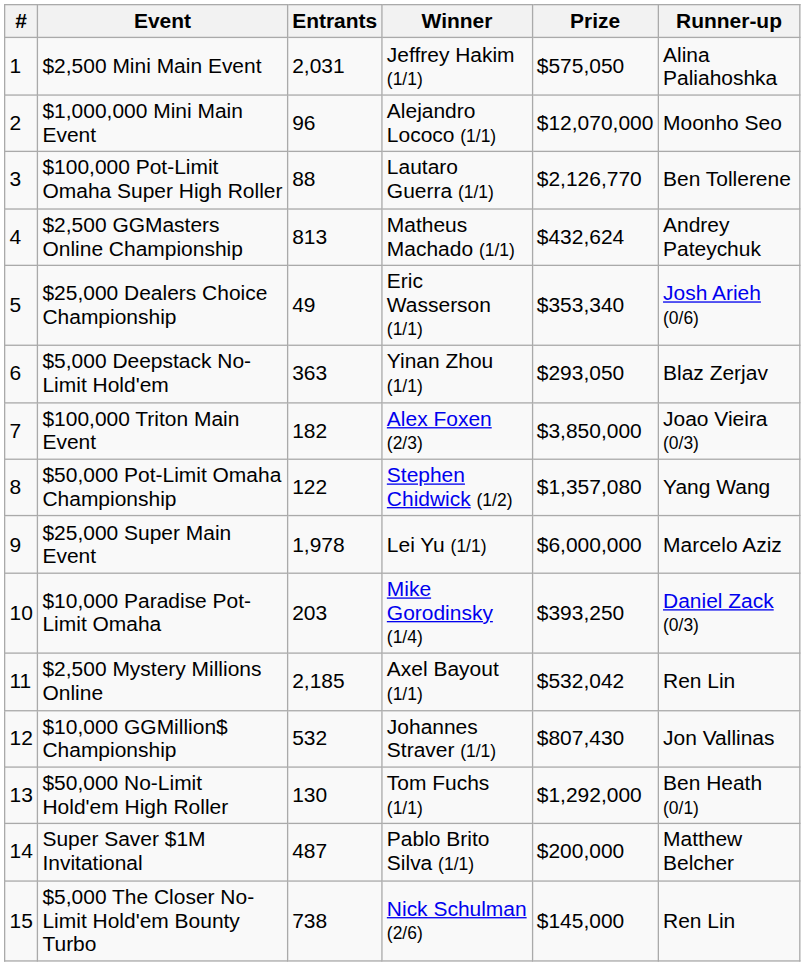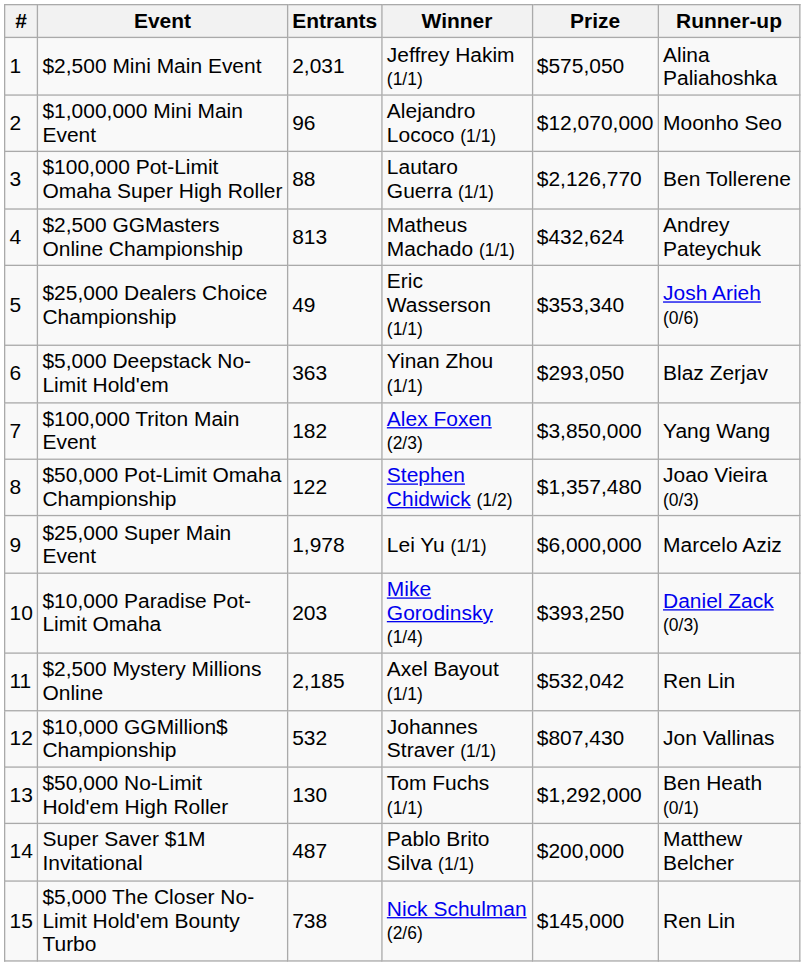(715, 430) Joao Vieira (0/3) -> (717, 430) Yang Wang
(589, 487) $1,357,080 -> (589, 487) $1,357,480
(717, 487) Yang Wang -> (715, 487) Joao Vieira (0/3)
